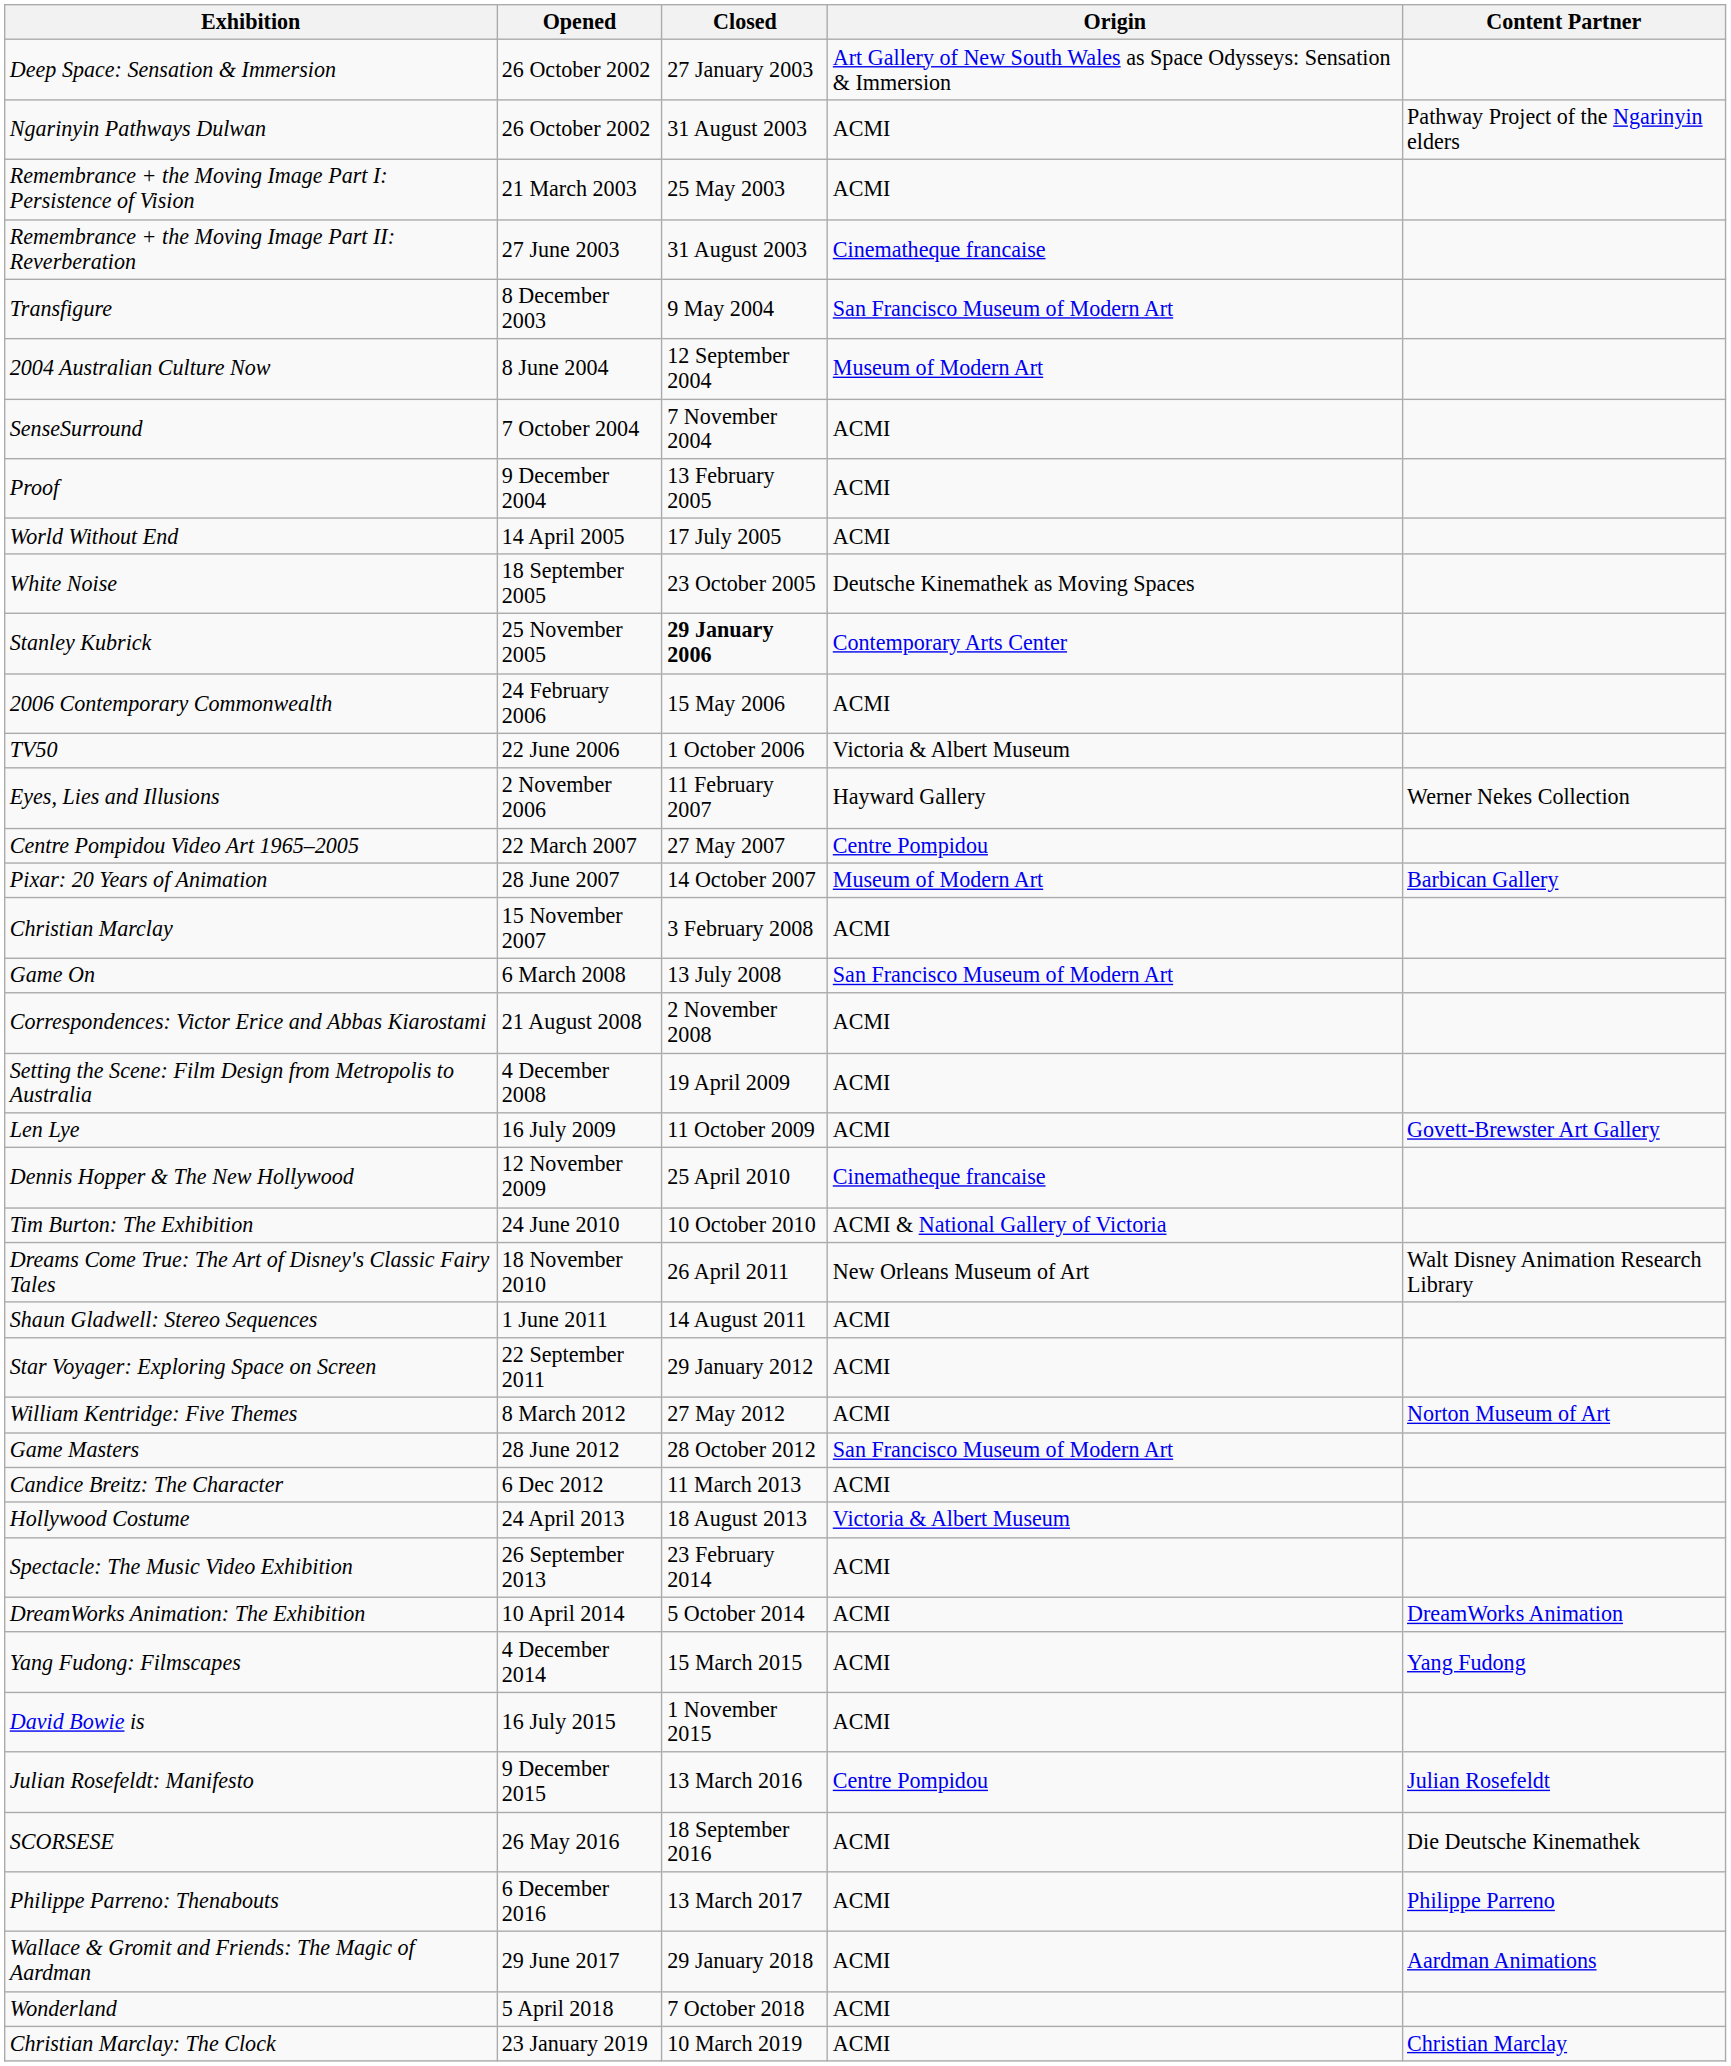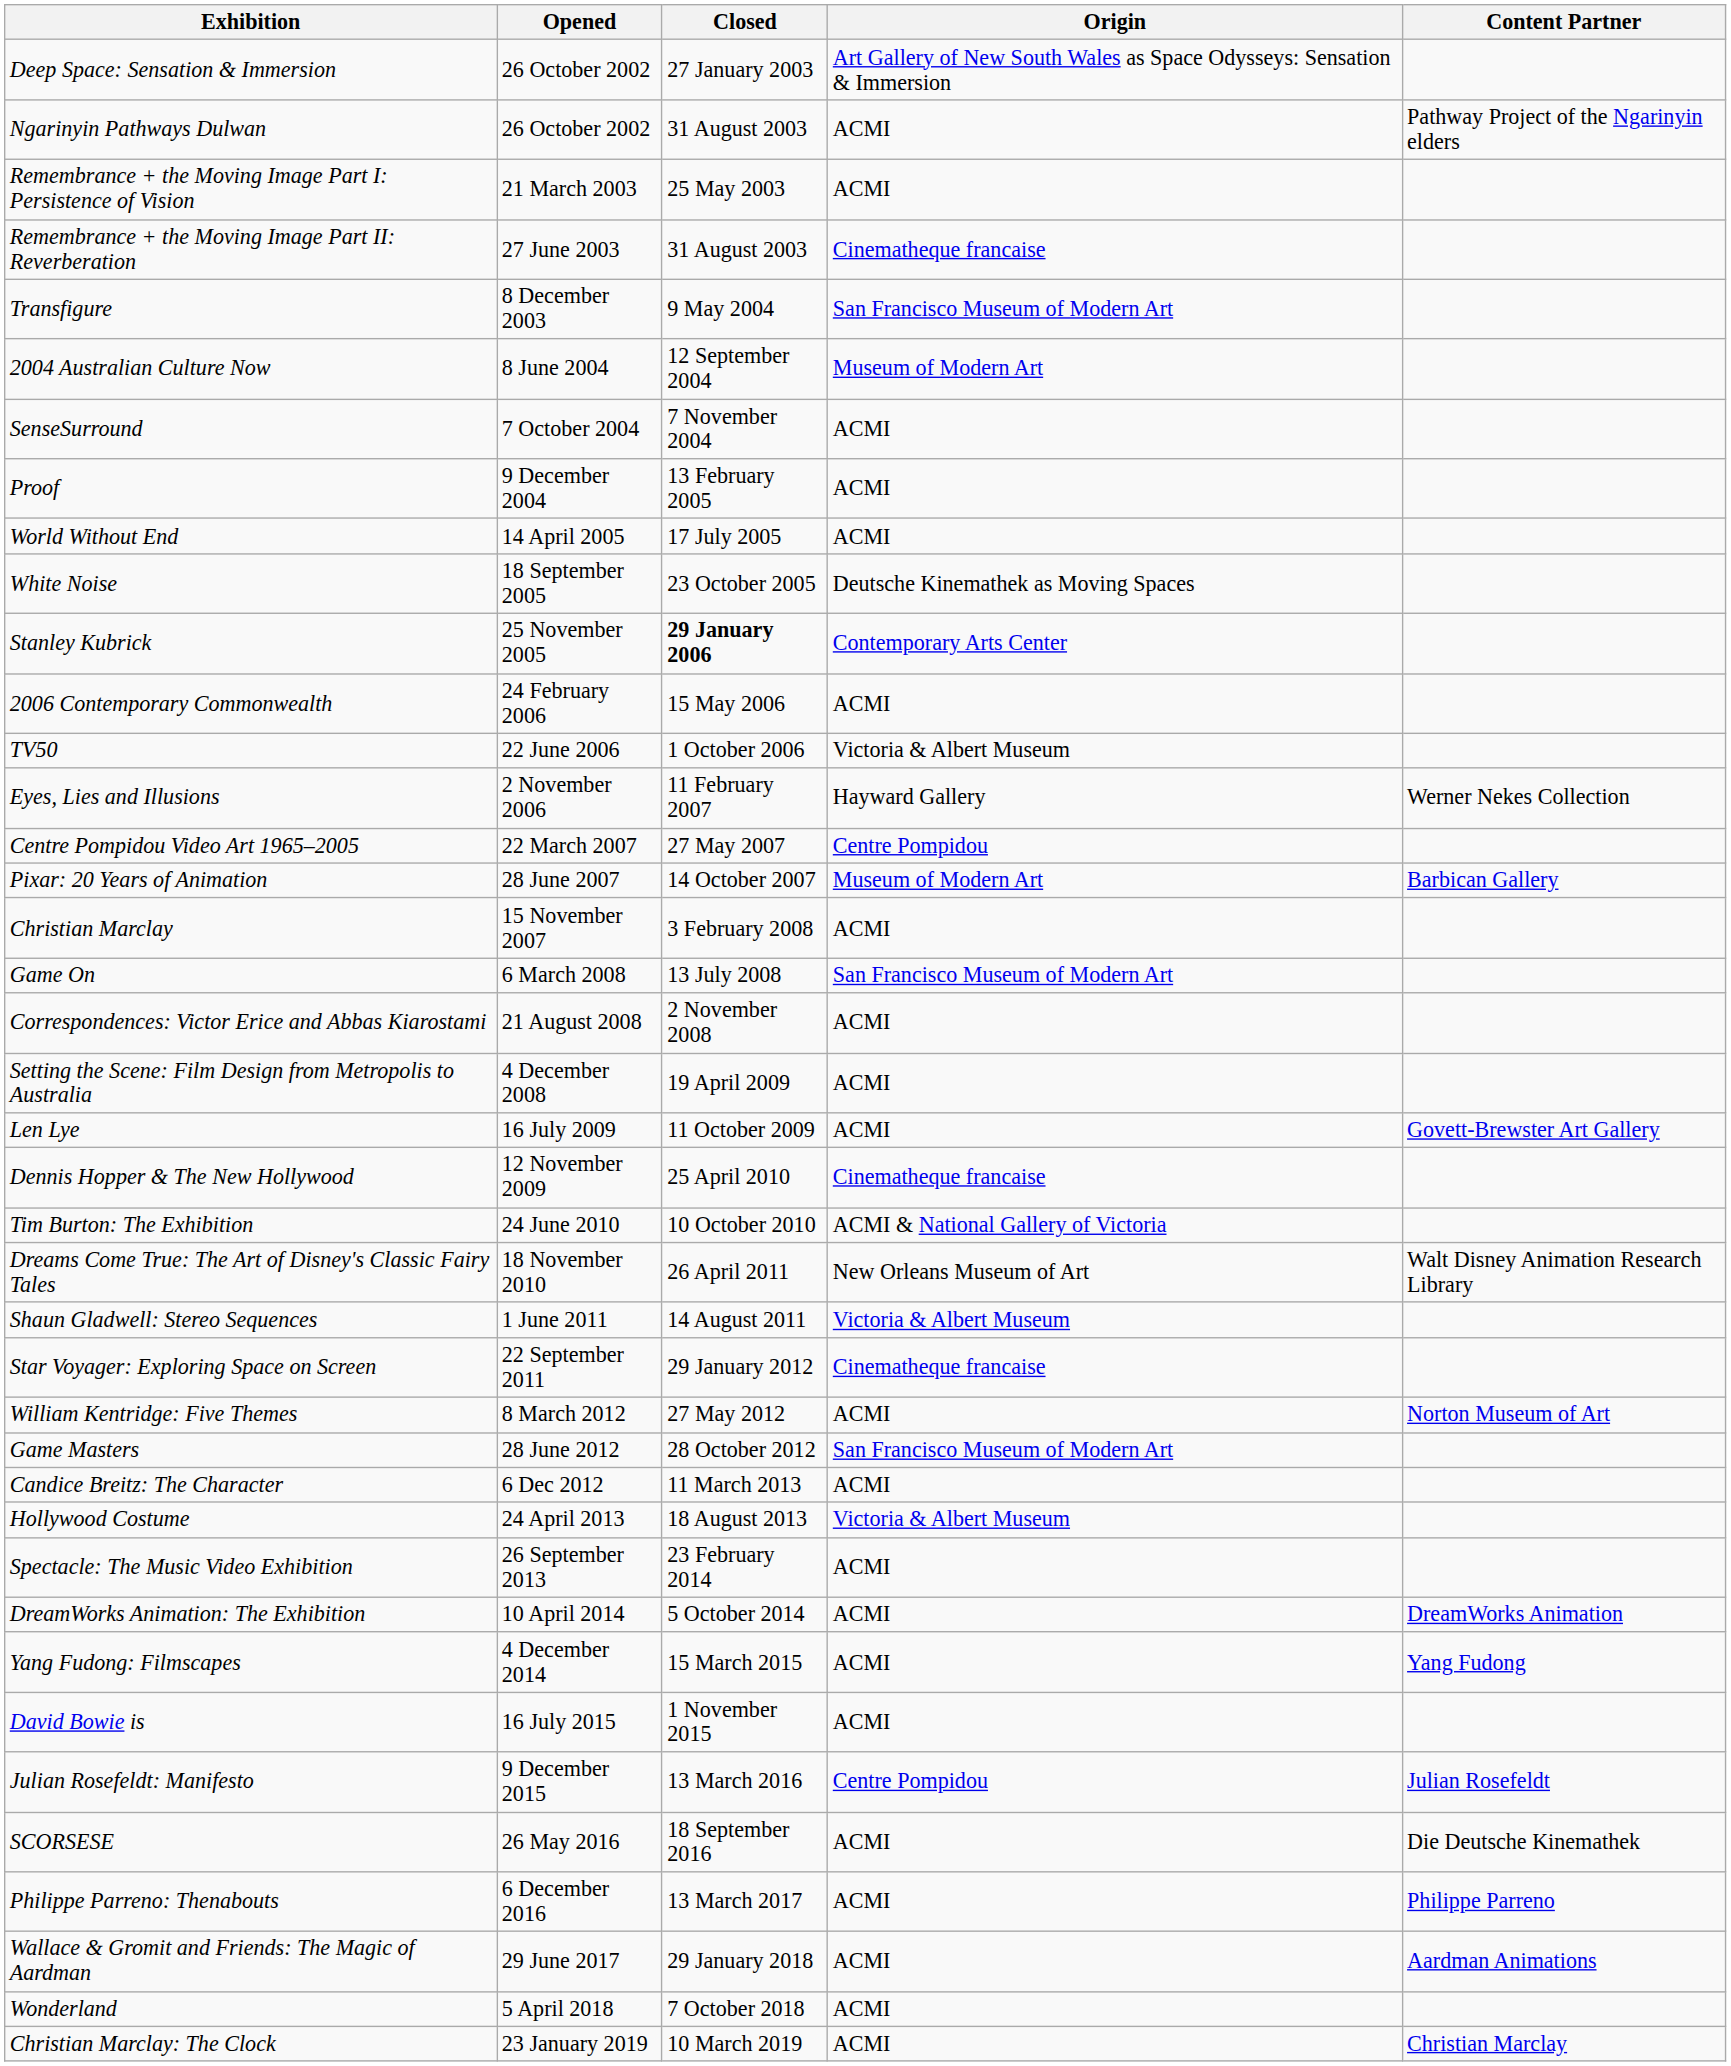(862, 1319) ACMI -> (951, 1319) Victoria & Albert Museum
(862, 1367) ACMI -> (939, 1367) Cinematheque francaise
